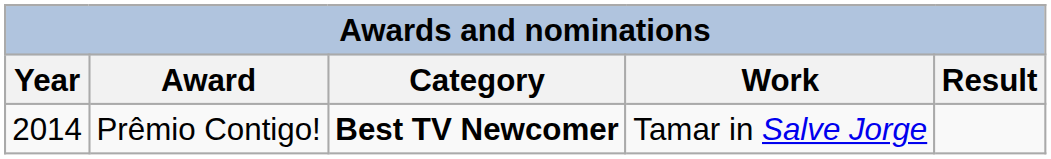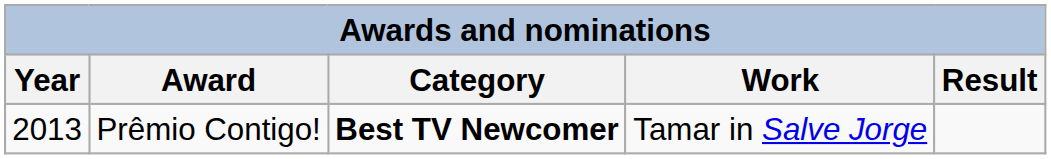(47, 129) 2014 -> (47, 129) 2013
